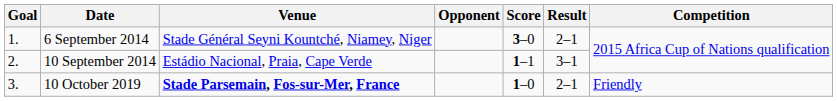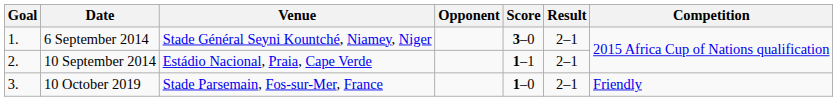(567, 61) 3–1 -> (567, 61) 2–1
(281, 84) bold -> (273, 84) normal
